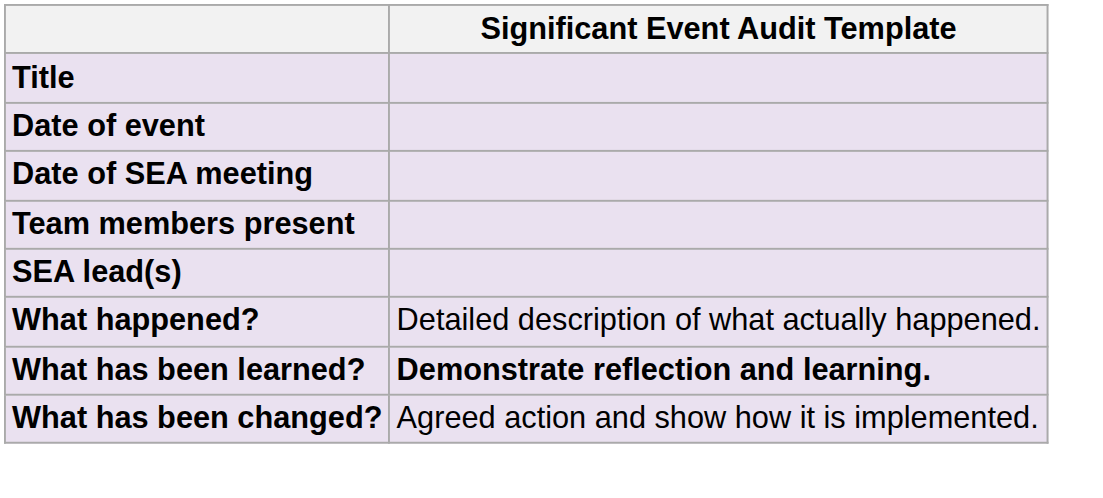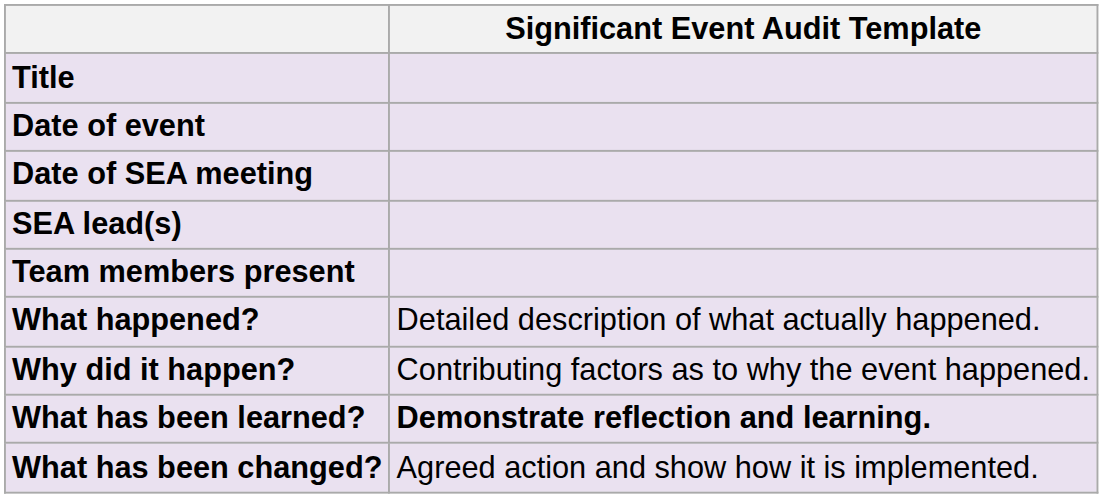rows swapped: (97, 272) <-> (183, 223)
+ row: (154, 369)
